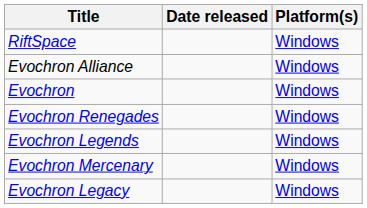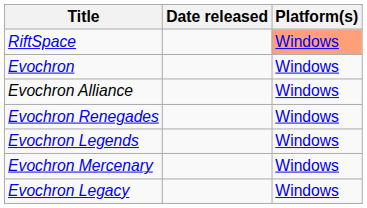(307, 41) no background -> (307, 41) lightsalmon background
rows swapped: (41, 91) <-> (71, 66)
